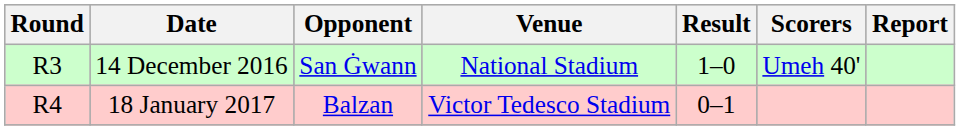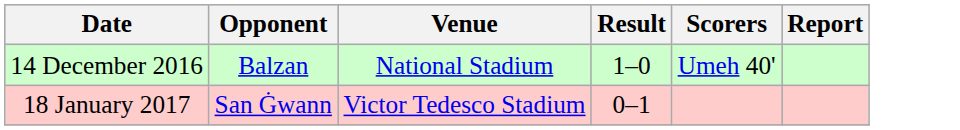- column: (47, 24)
(358, 64) San Ġwann -> (273, 64) Balzan
(358, 104) Balzan -> (273, 104) San Ġwann
